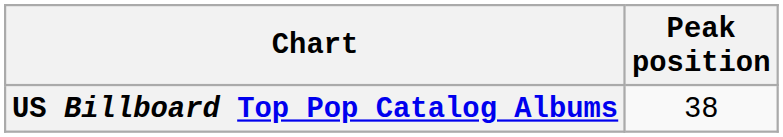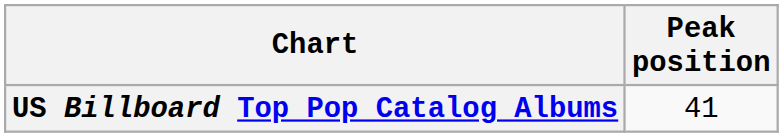(701, 109) 38 -> (701, 109) 41
